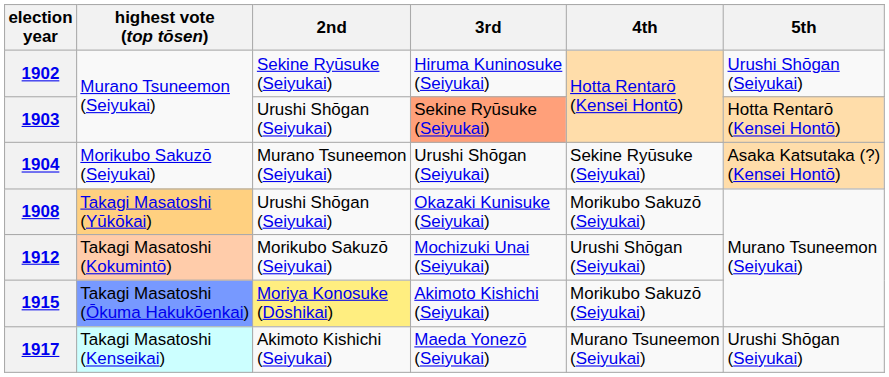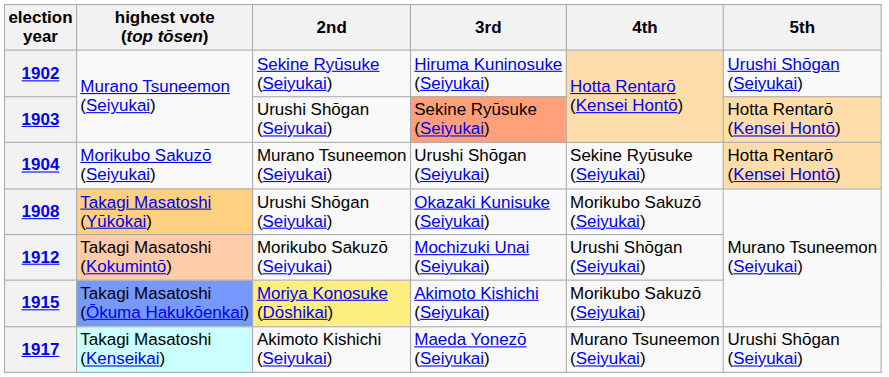(804, 165) Asaka Katsutaka (?) (Kensei Hontō) -> (784, 165) Hotta Rentarō (Kensei Hontō)
